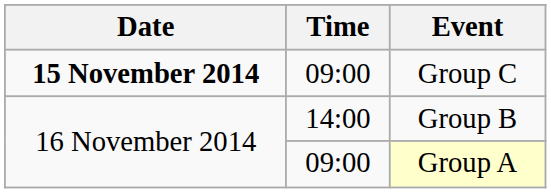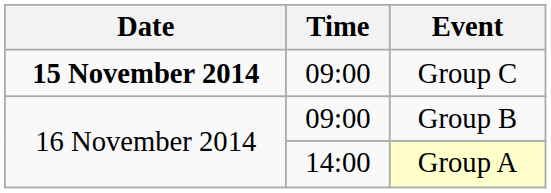(338, 118) 14:00 -> (338, 118) 09:00
(338, 163) 09:00 -> (338, 163) 14:00
